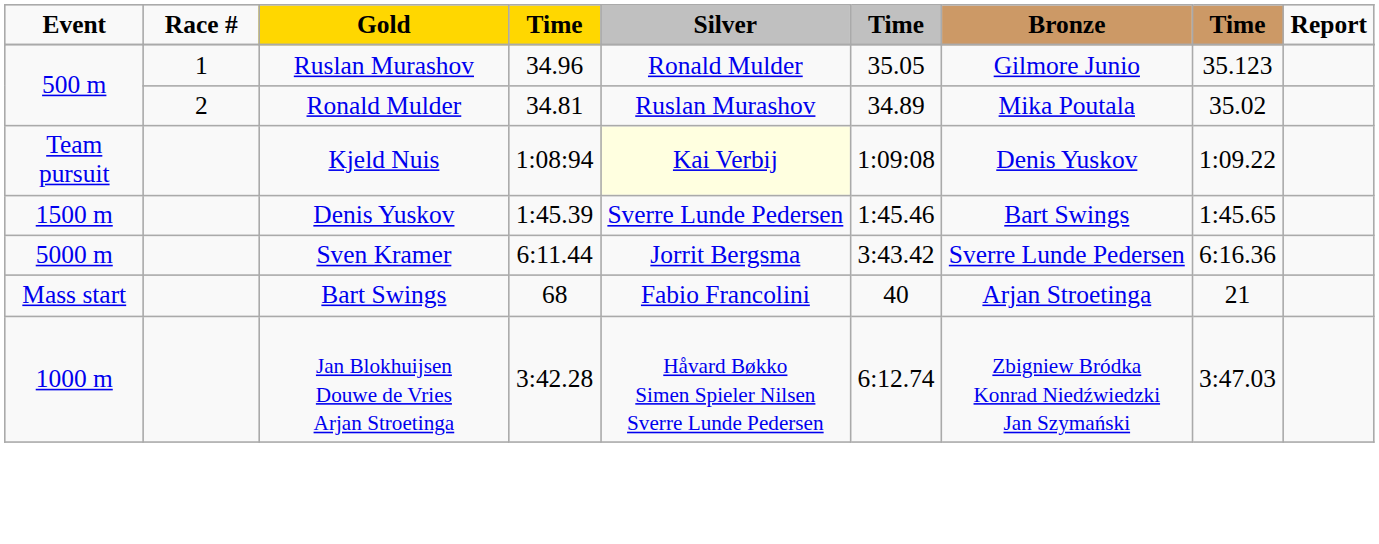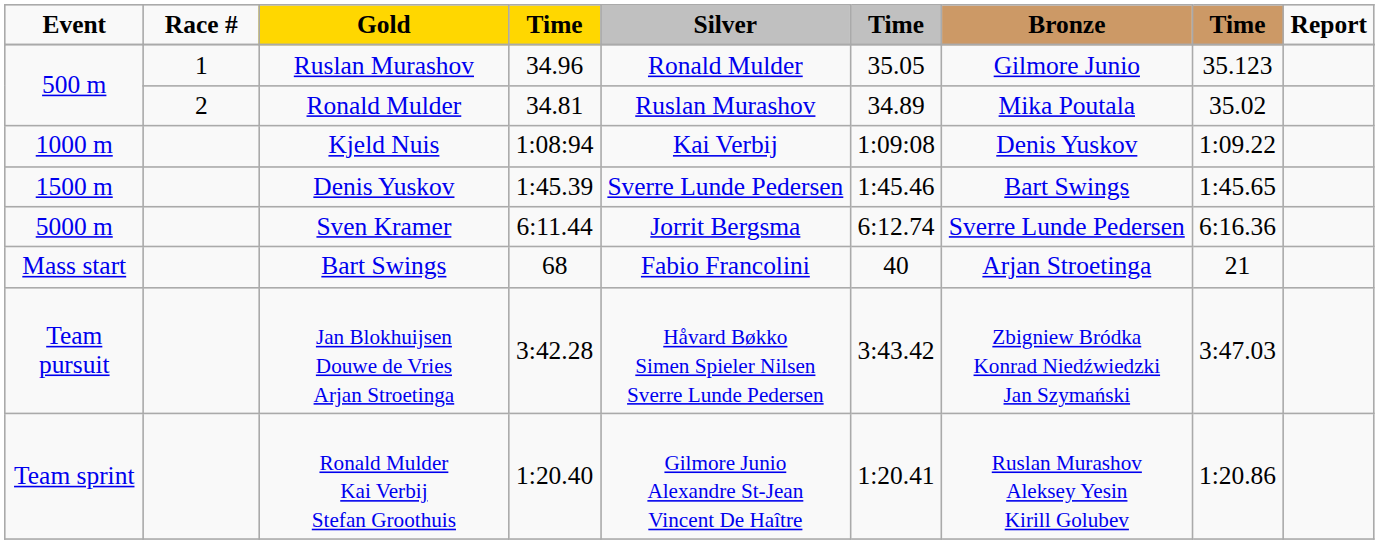(74, 160) Team pursuit -> (74, 145) 1000 m
(725, 160) lightyellow background -> (725, 145) no background
(896, 255) 3:43.42 -> (896, 226) 6:12.74
(74, 378) 1000 m -> (74, 350) Team pursuit
(896, 378) 6:12.74 -> (896, 350) 3:43.42
+ row: (384, 492)
